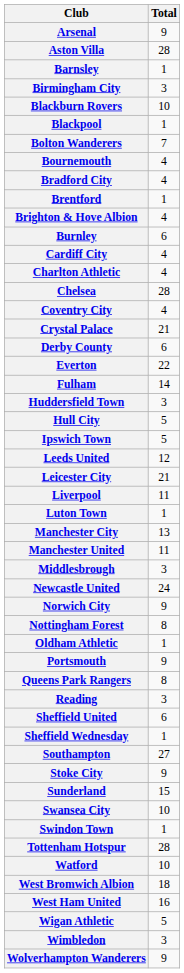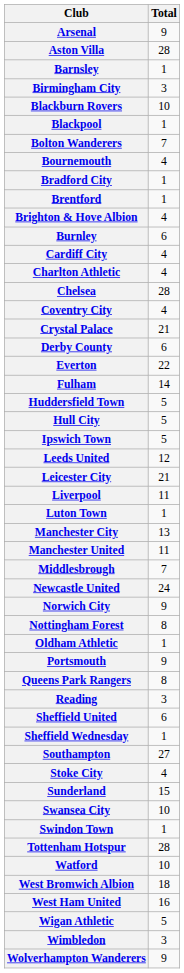(164, 180) 4 -> (164, 180) 1
(164, 402) 3 -> (164, 402) 5
(164, 569) 3 -> (164, 569) 7
(164, 773) 9 -> (164, 773) 4
